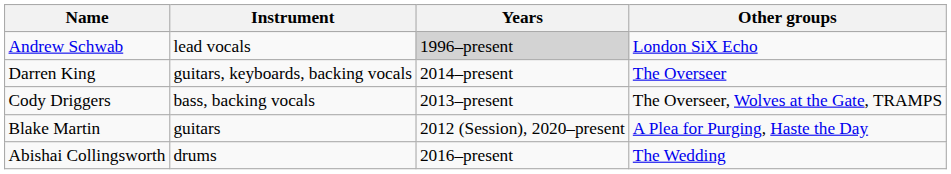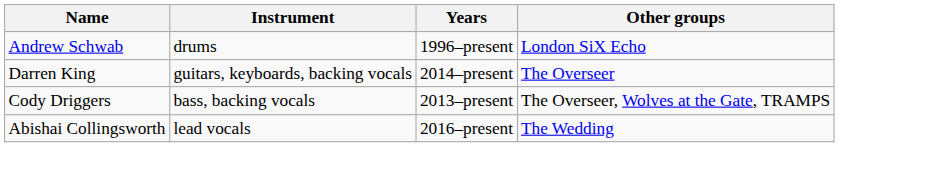(212, 45) lead vocals -> (195, 45) drums
(466, 45) lightgrey background -> (466, 45) no background
- row: (54, 127)
(195, 155) drums -> (212, 127) lead vocals
